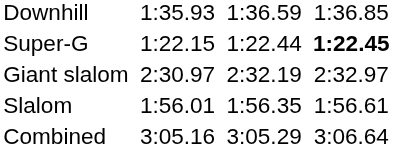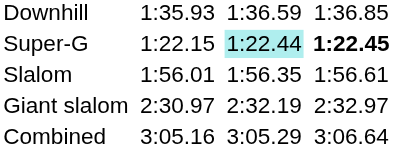(264, 43) no background -> (264, 43) paleturquoise background
rows swapped: (66, 74) <-> (38, 105)
